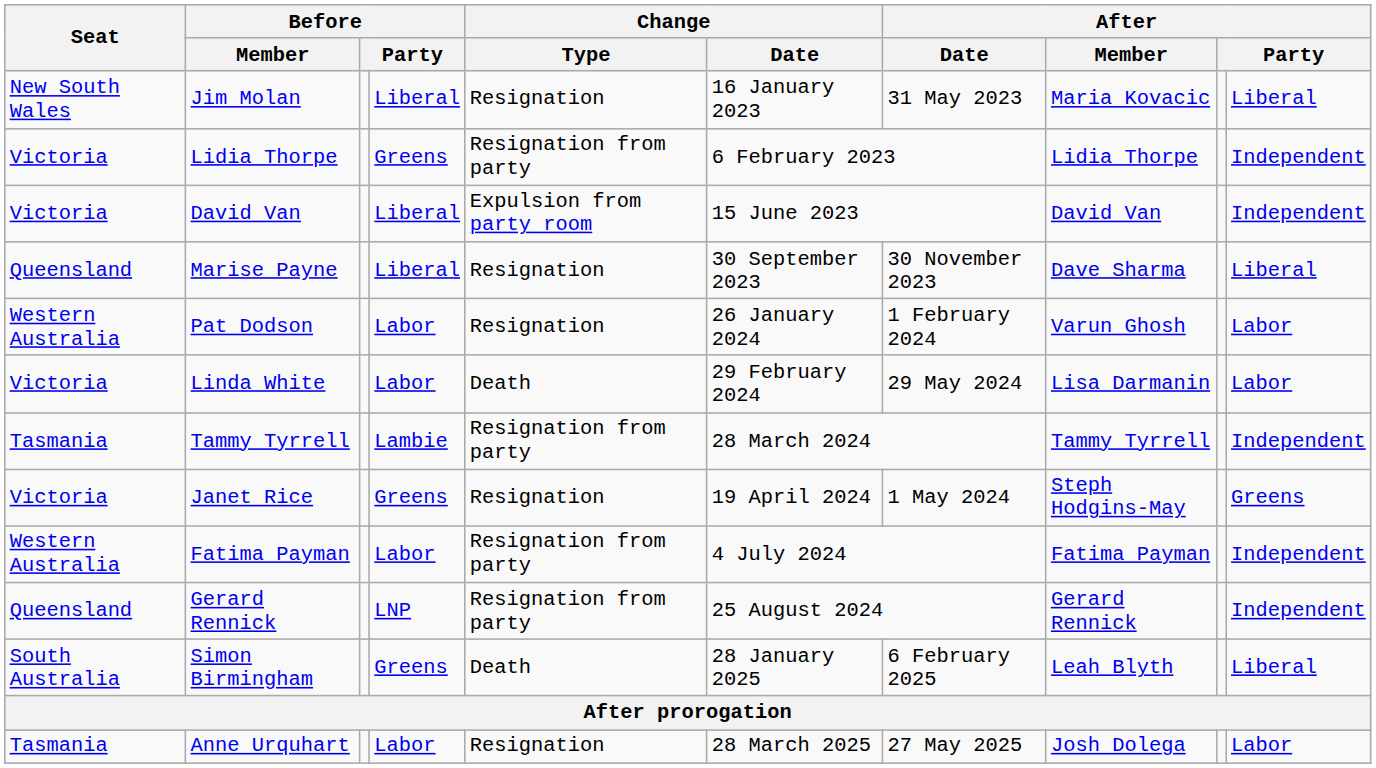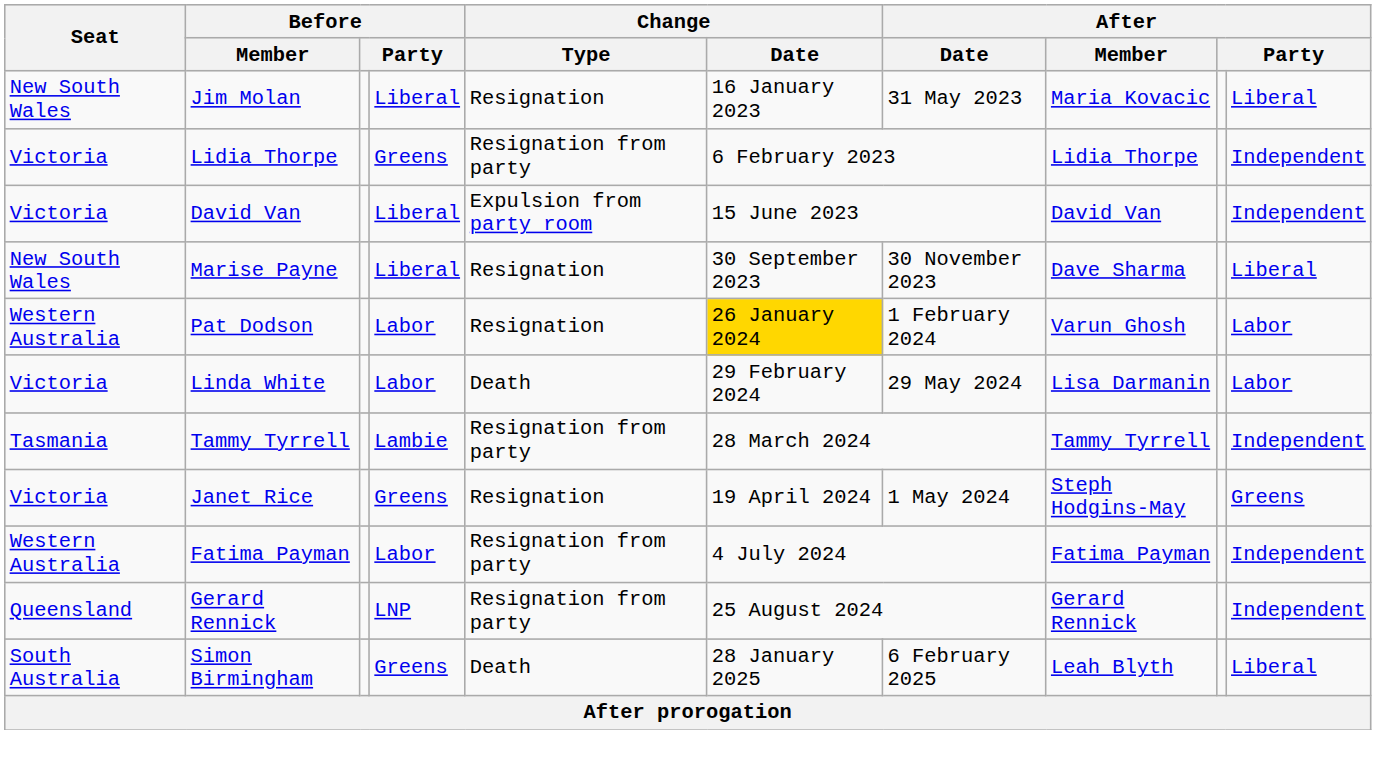(71, 270) Queensland -> (65, 270) New South Wales
(773, 327) no background -> (773, 327) gold background
- row: (270, 746)
